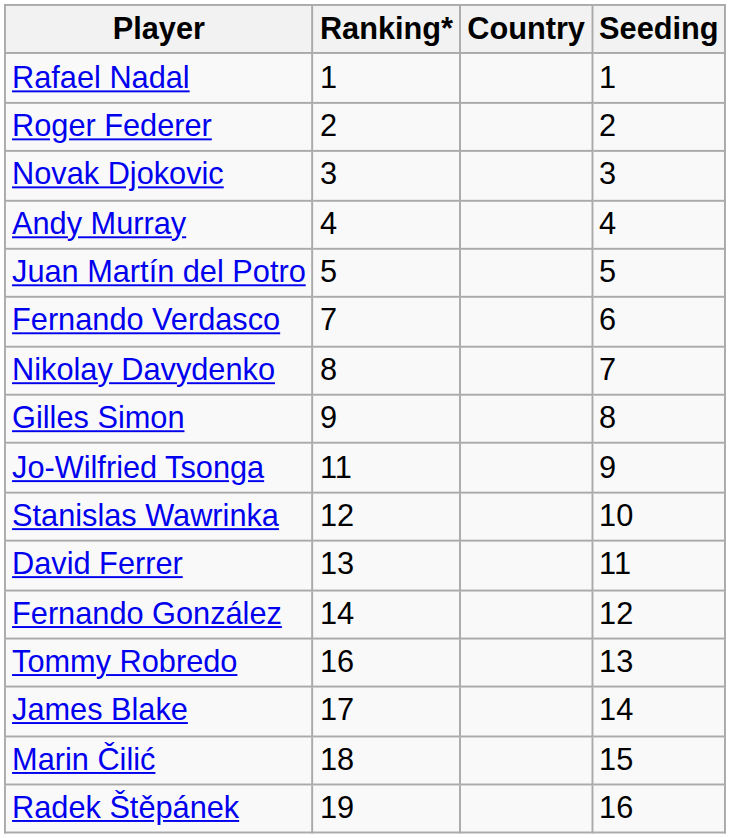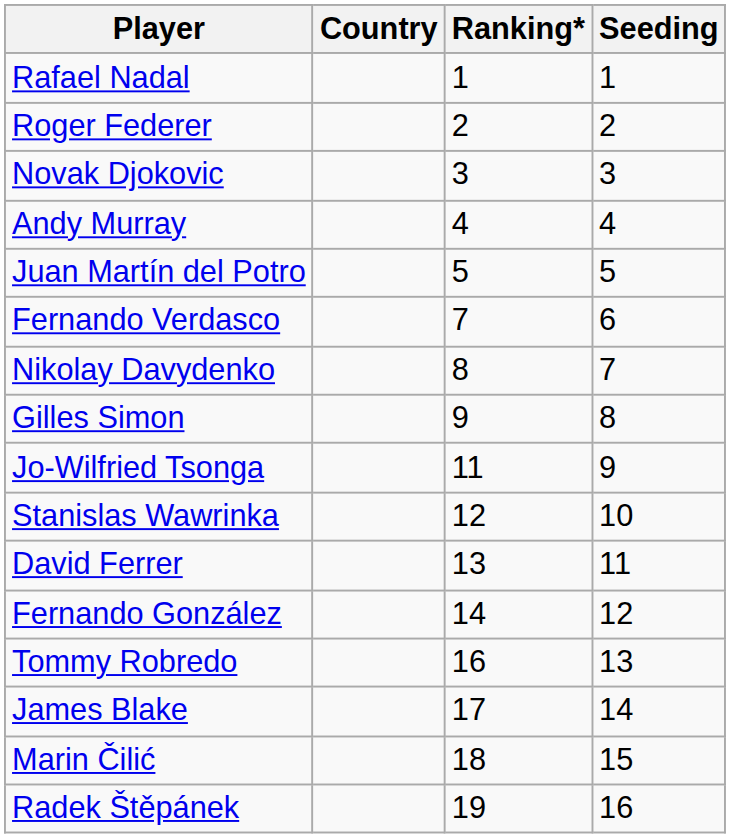columns swapped: (526, 28) <-> (386, 28)
